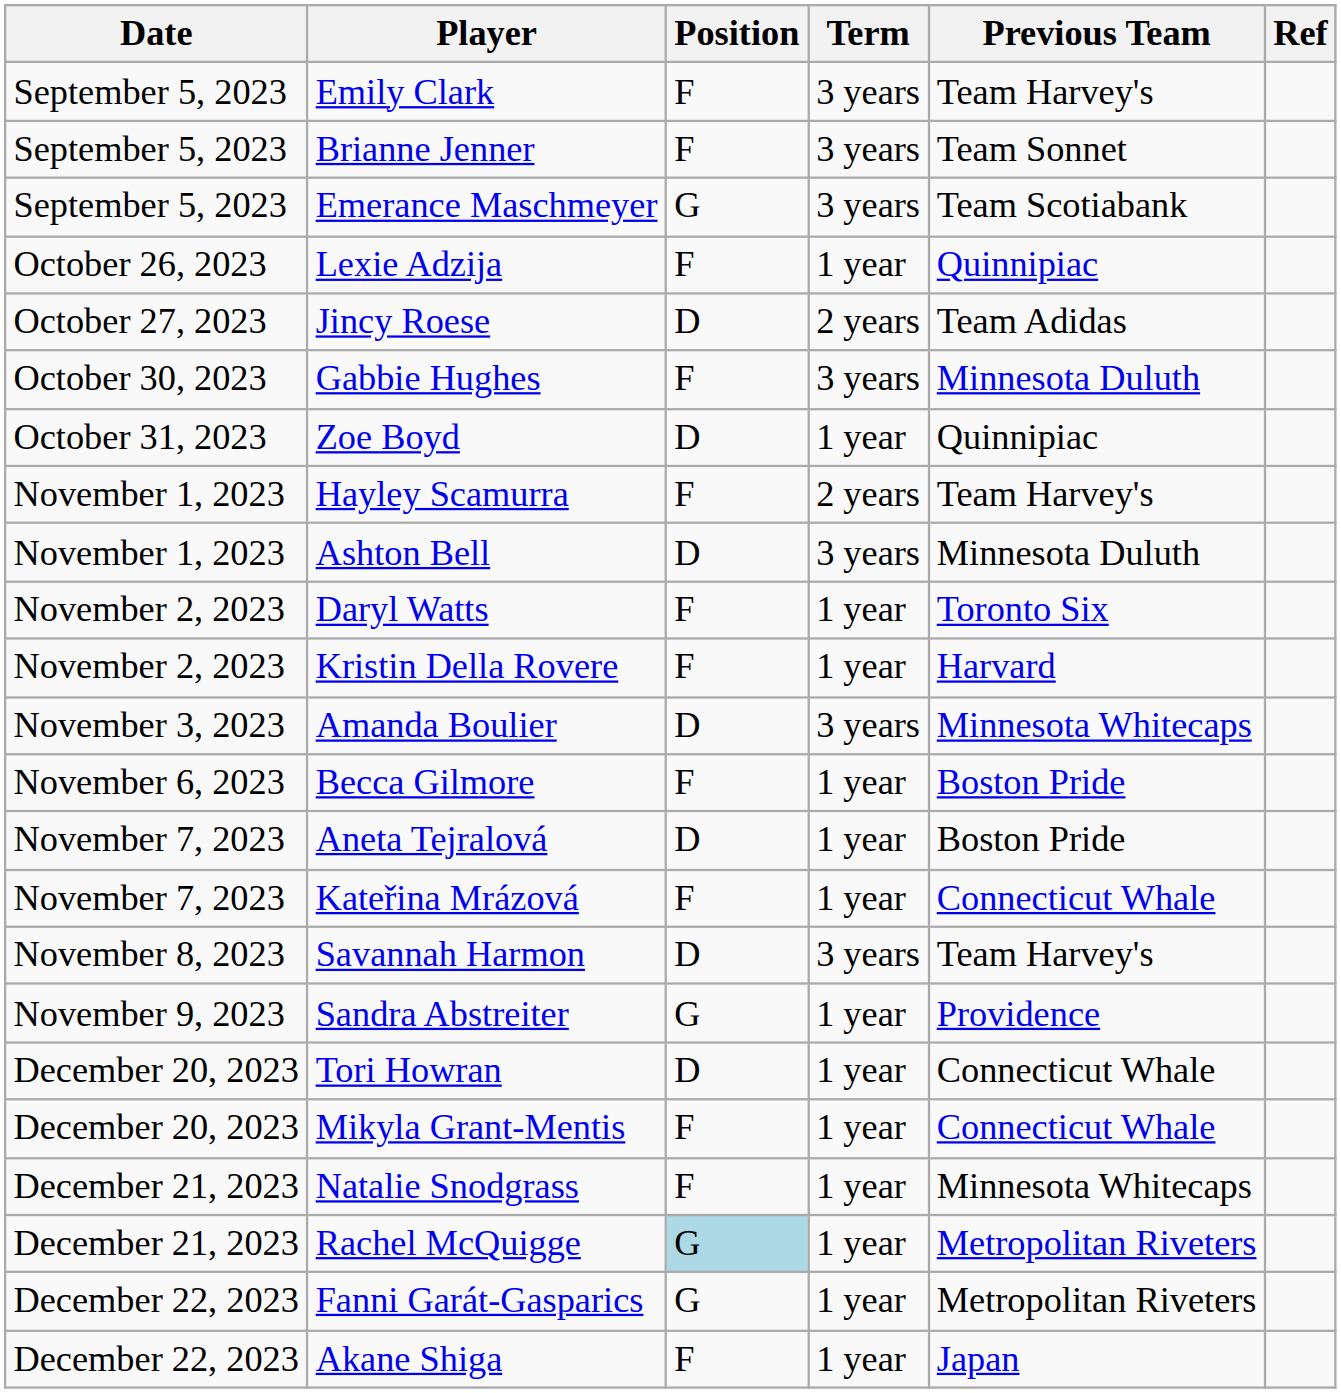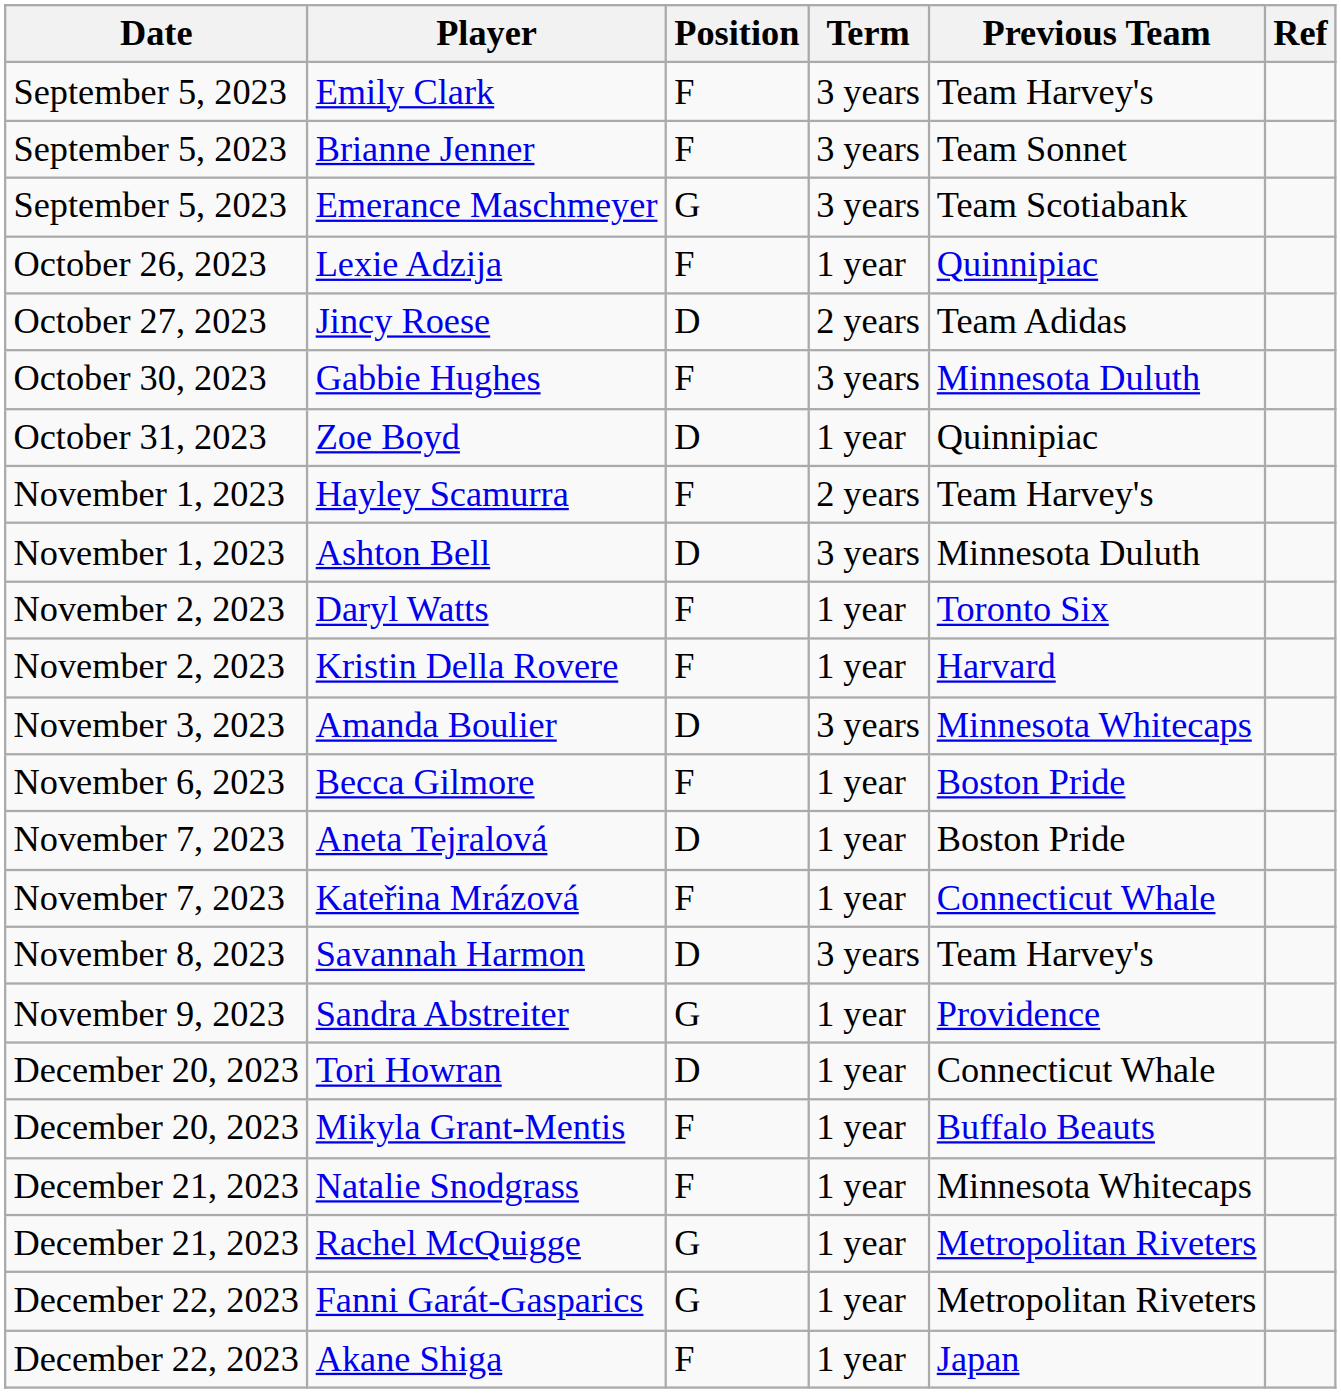(1076, 1127) Connecticut Whale -> (1046, 1127) Buffalo Beauts
(687, 1242) lightblue background -> (687, 1242) no background
